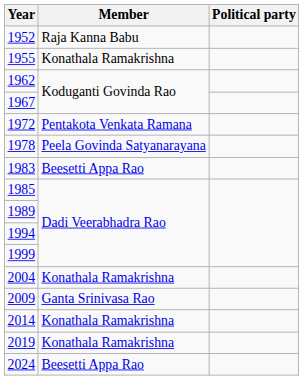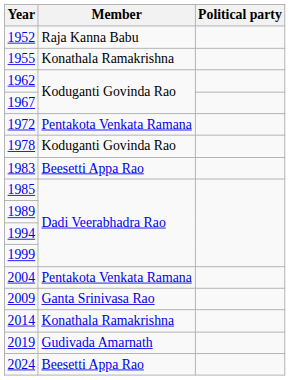(124, 146) Peela Govinda Satyanarayana -> (109, 146) Koduganti Govinda Rao
(108, 277) Konathala Ramakrishna -> (117, 277) Pentakota Venkata Ramana
(108, 342) Konathala Ramakrishna -> (97, 342) Gudivada Amarnath
